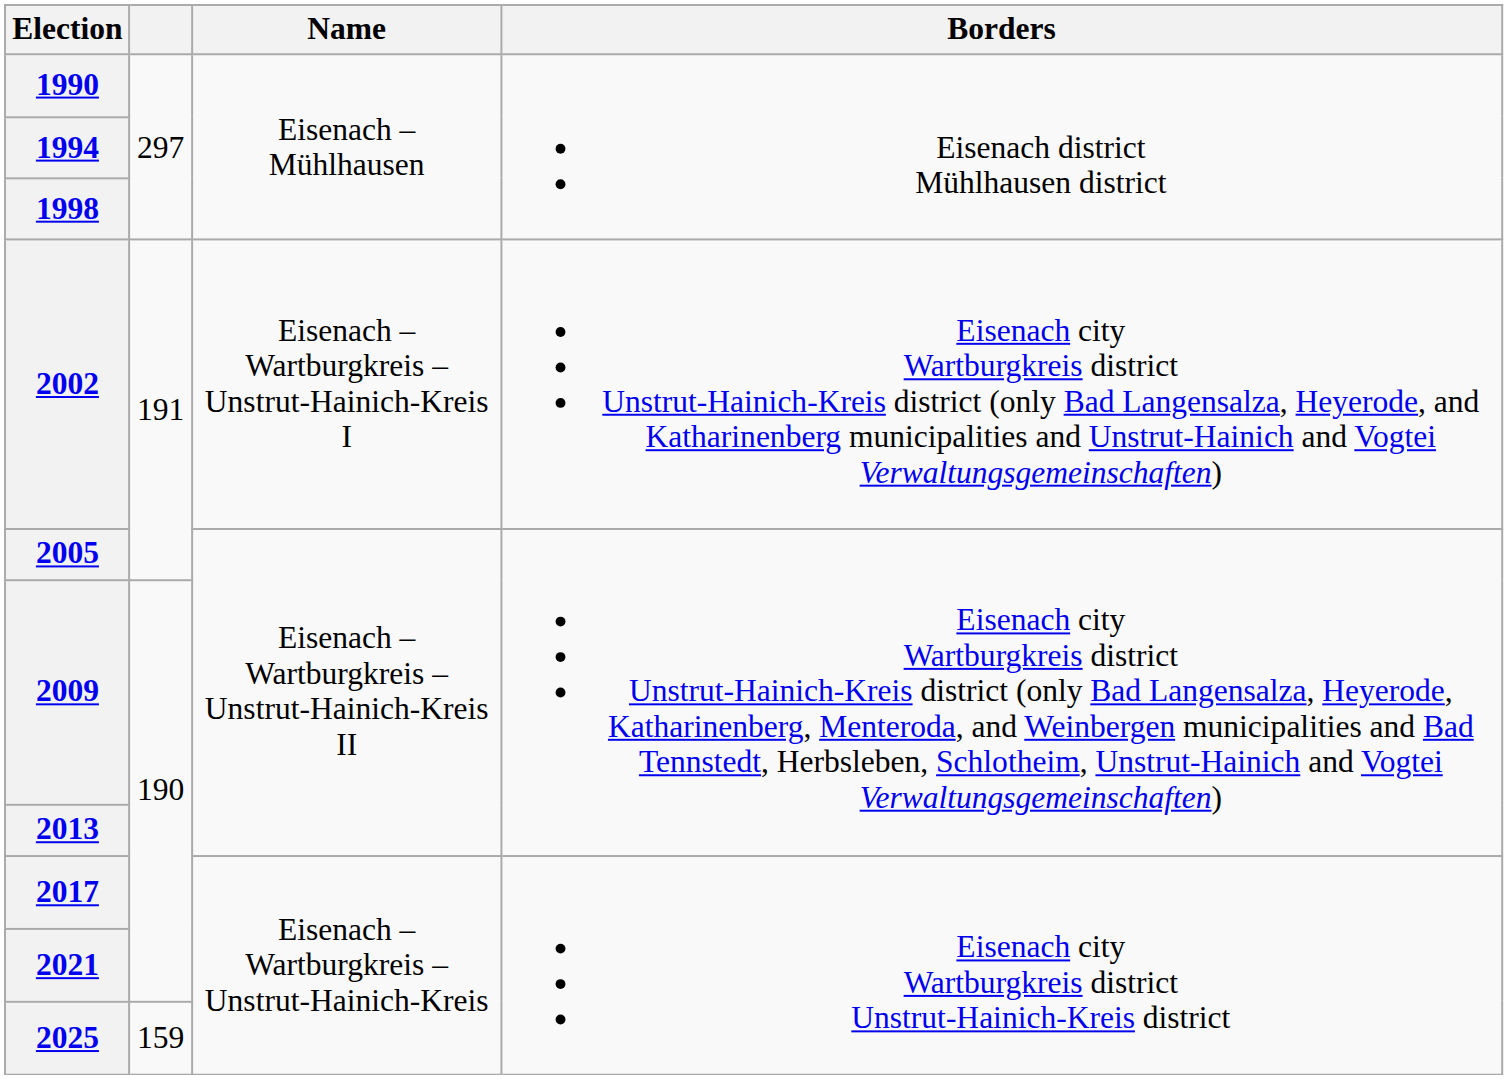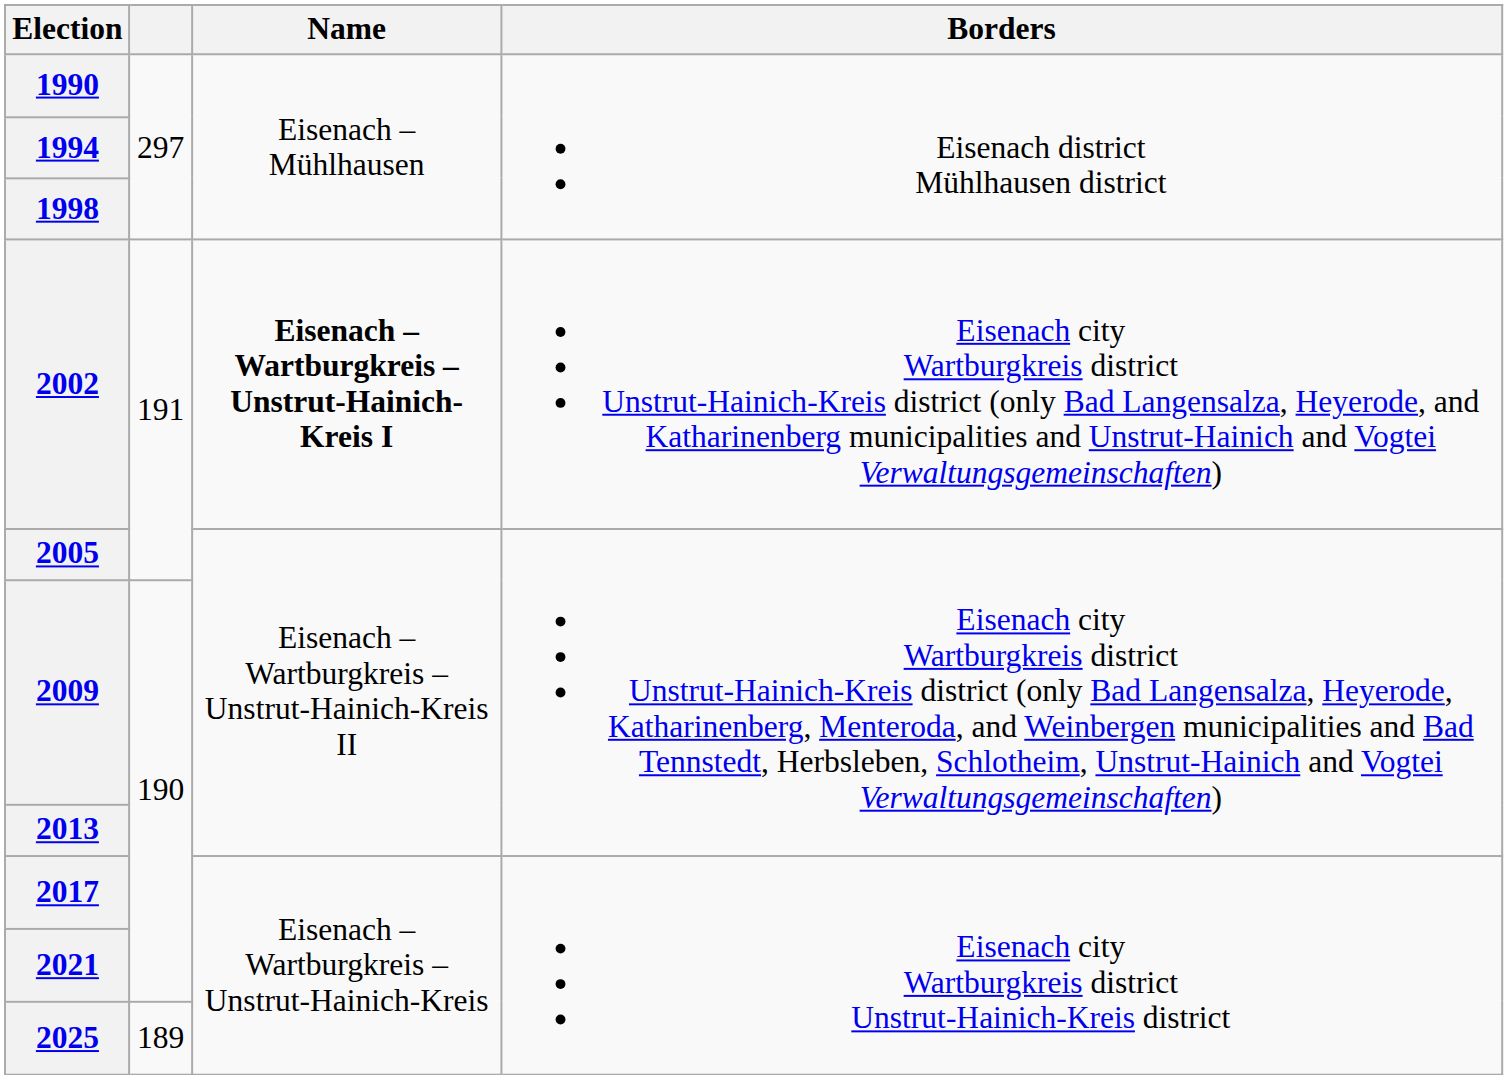(347, 383) normal -> (347, 383) bold
(161, 1037) 159 -> (161, 1037) 189
